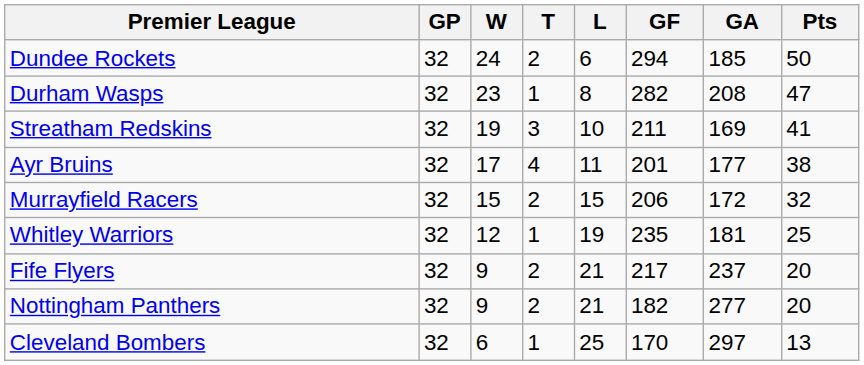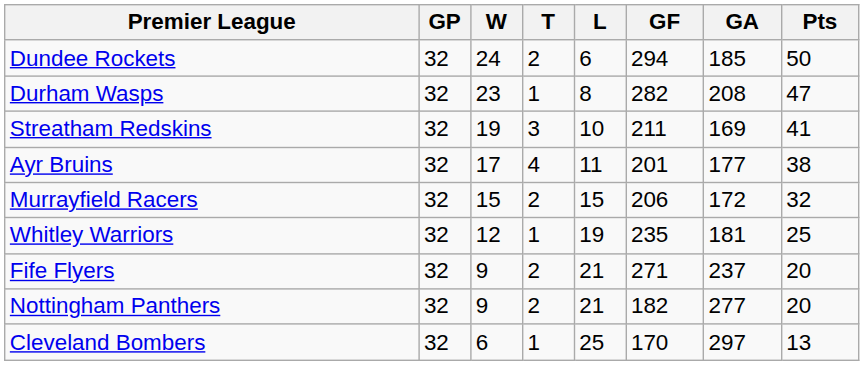(650, 270) 217 -> (650, 270) 271
